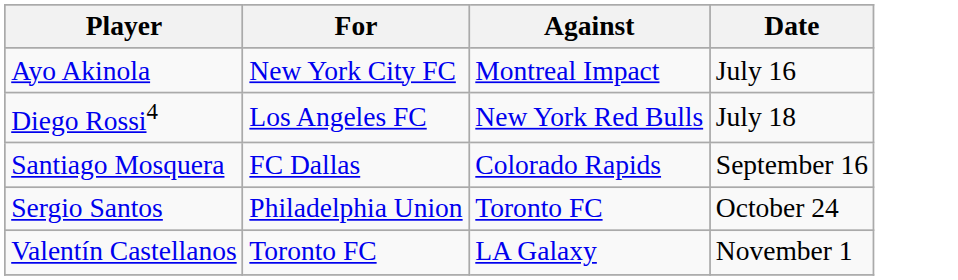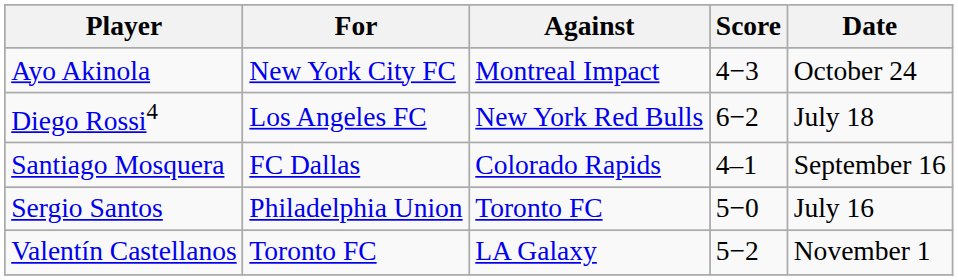+ column: (748, 26)
(756, 69) July 16 -> (855, 69) October 24
(777, 208) October 24 -> (834, 208) July 16
